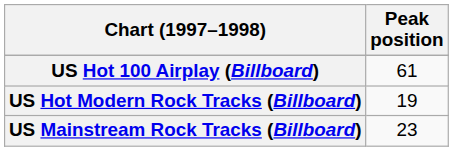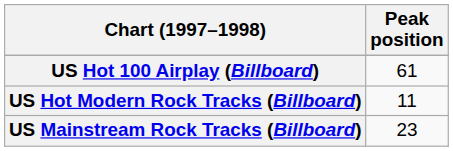(407, 100) 19 -> (407, 100) 11
